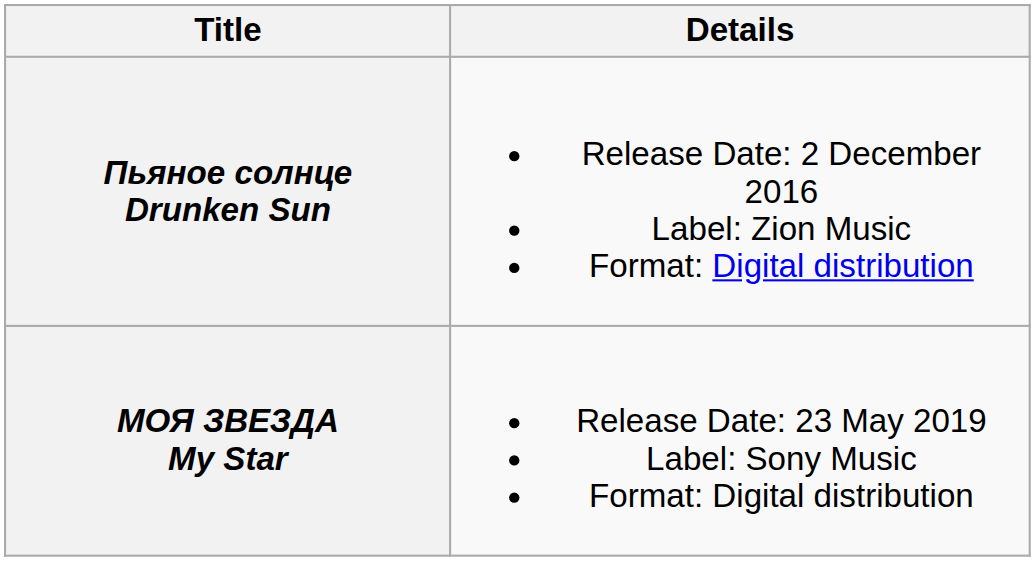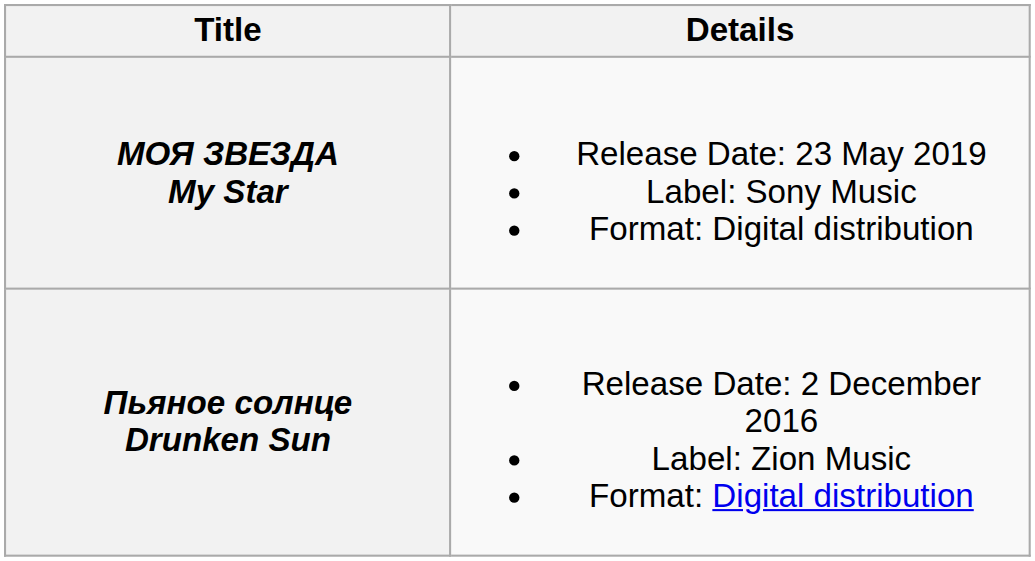rows swapped: (228, 190) <-> (228, 440)
